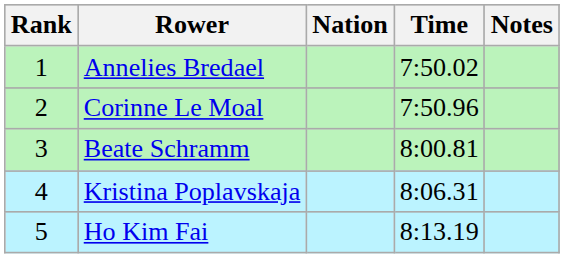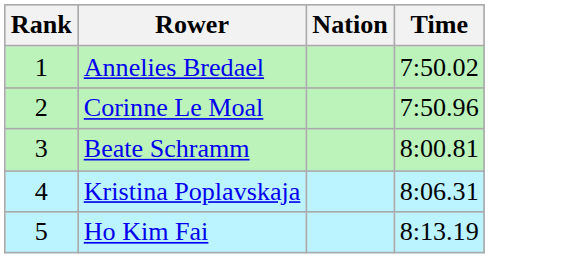- column: (522, 25)
